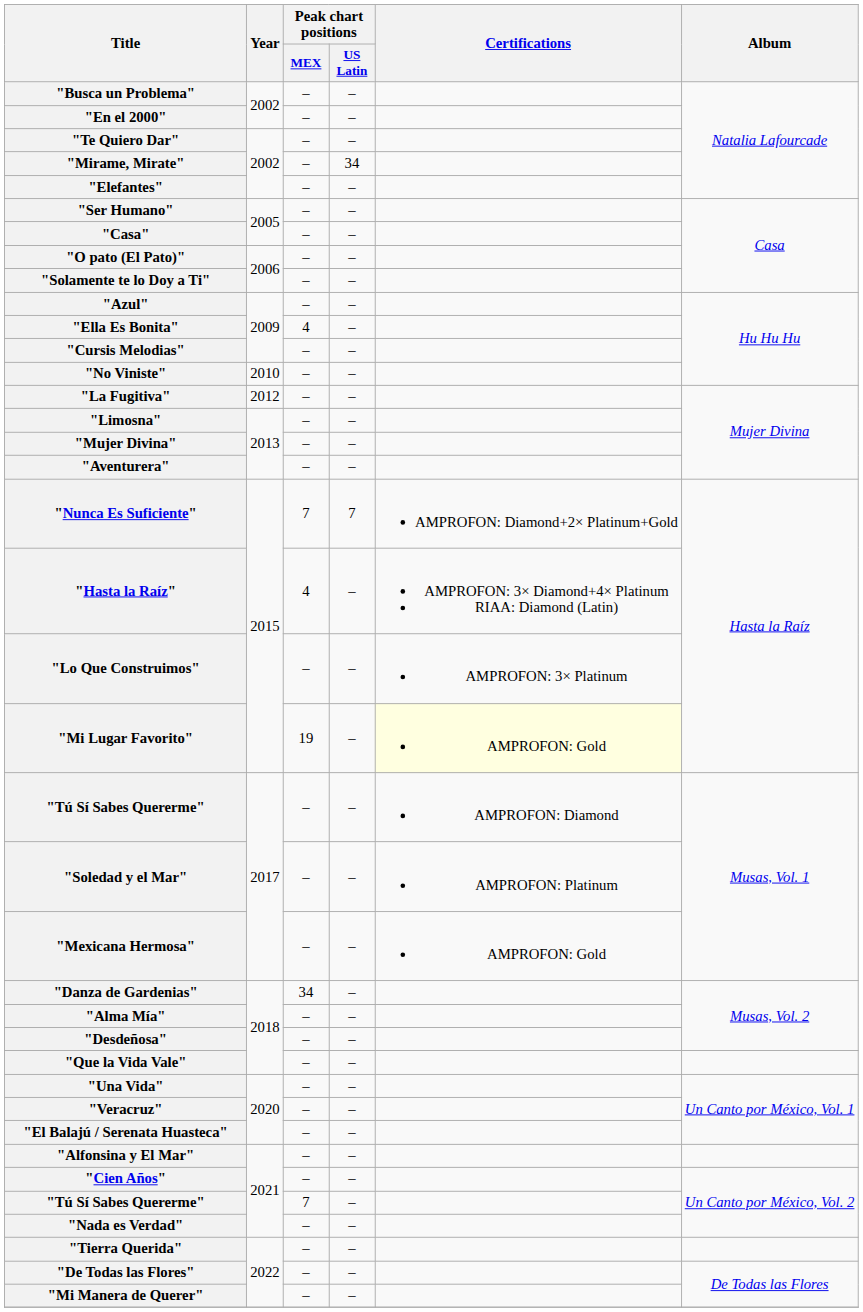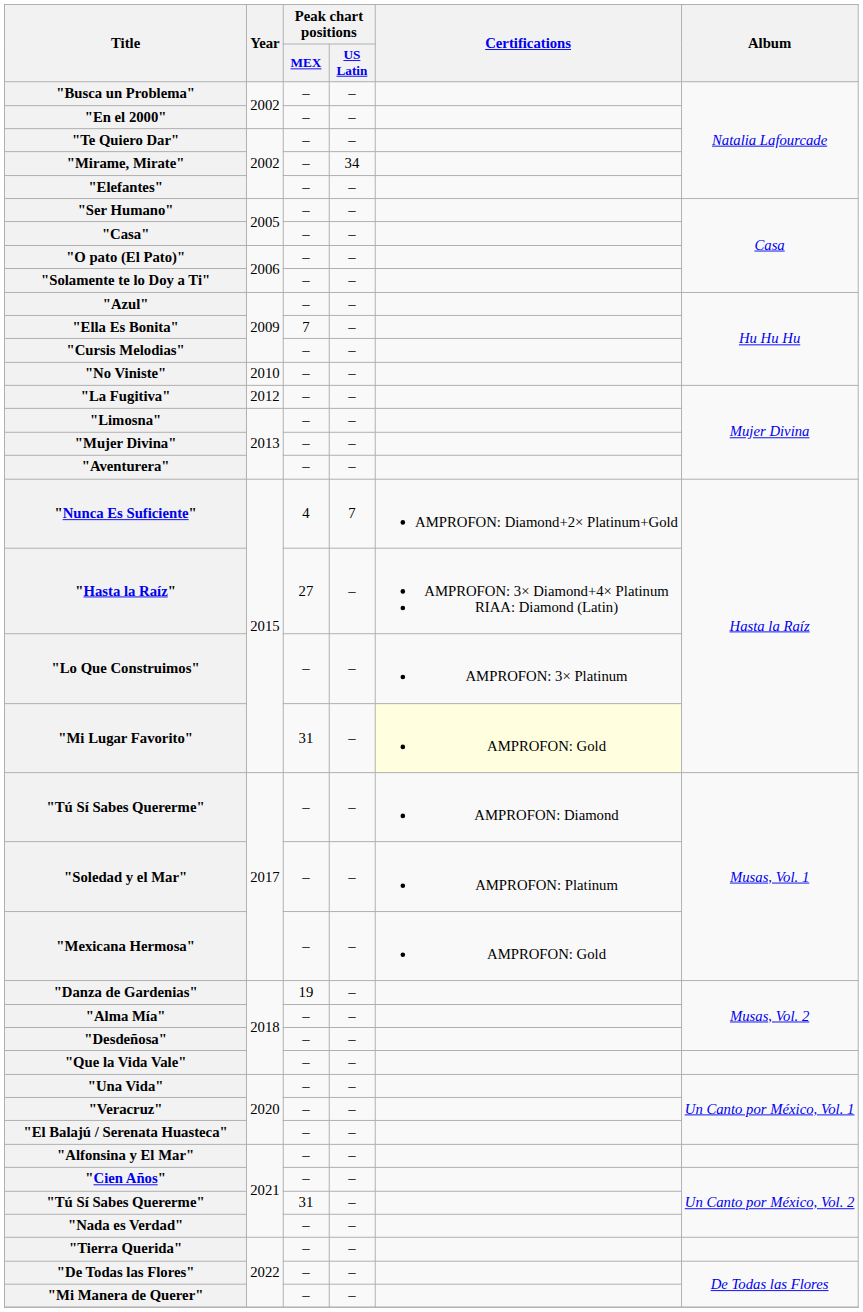(306, 327) 4 -> (306, 327) 7
(306, 513) 7 -> (306, 513) 4
(306, 591) 4 -> (306, 591) 27
(306, 738) 19 -> (306, 738) 31
(306, 992) 34 -> (306, 992) 19
(306, 1202) 7 -> (306, 1202) 31
